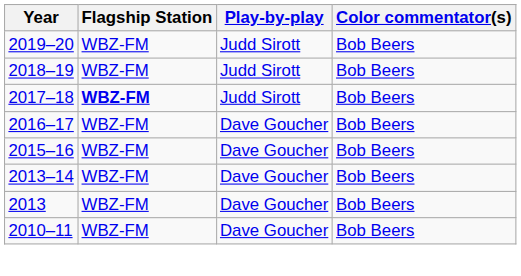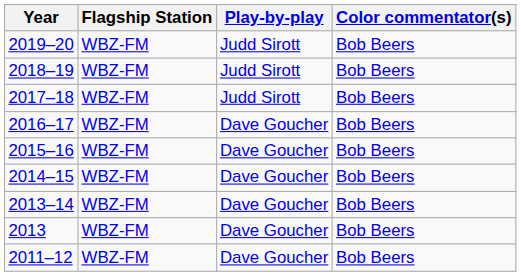(116, 97) bold -> (115, 97) normal
+ row: (41, 177)
+ row: (40, 257)
- row: (40, 230)
